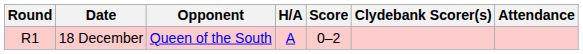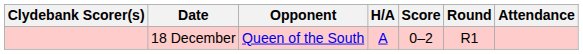columns swapped: (30, 15) <-> (423, 15)
